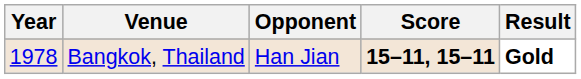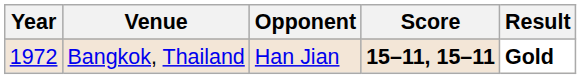(34, 56) 1978 -> (34, 56) 1972
